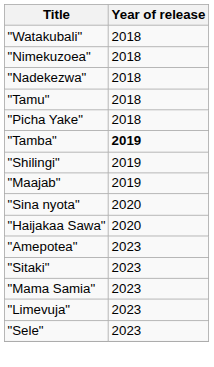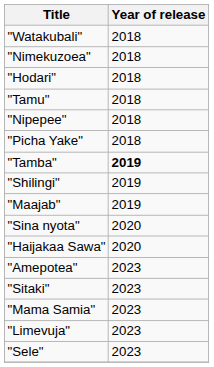+ row: (32, 78)
- row: (47, 78)
+ row: (37, 120)
